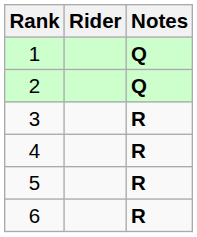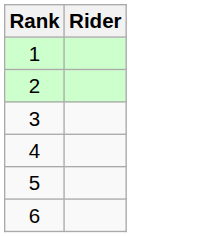- column: (160, 21)
